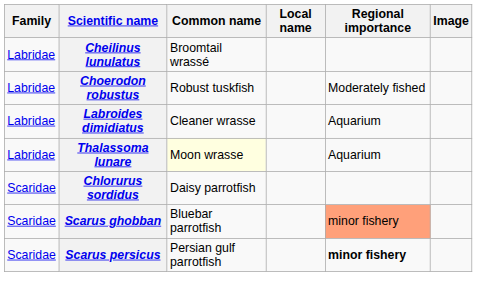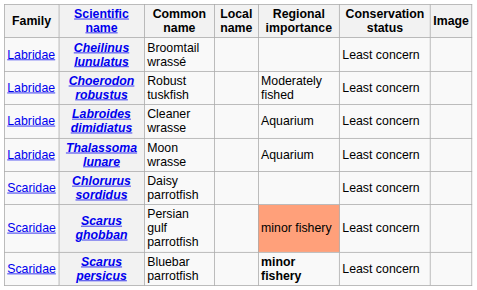+ column: (385, 21)
(207, 154) lightyellow background -> (167, 154) no background
(196, 221) Bluebar parrotfish -> (173, 228) Persian gulf parrotfish
(203, 254) Persian gulf parrotfish -> (173, 268) Bluebar parrotfish
